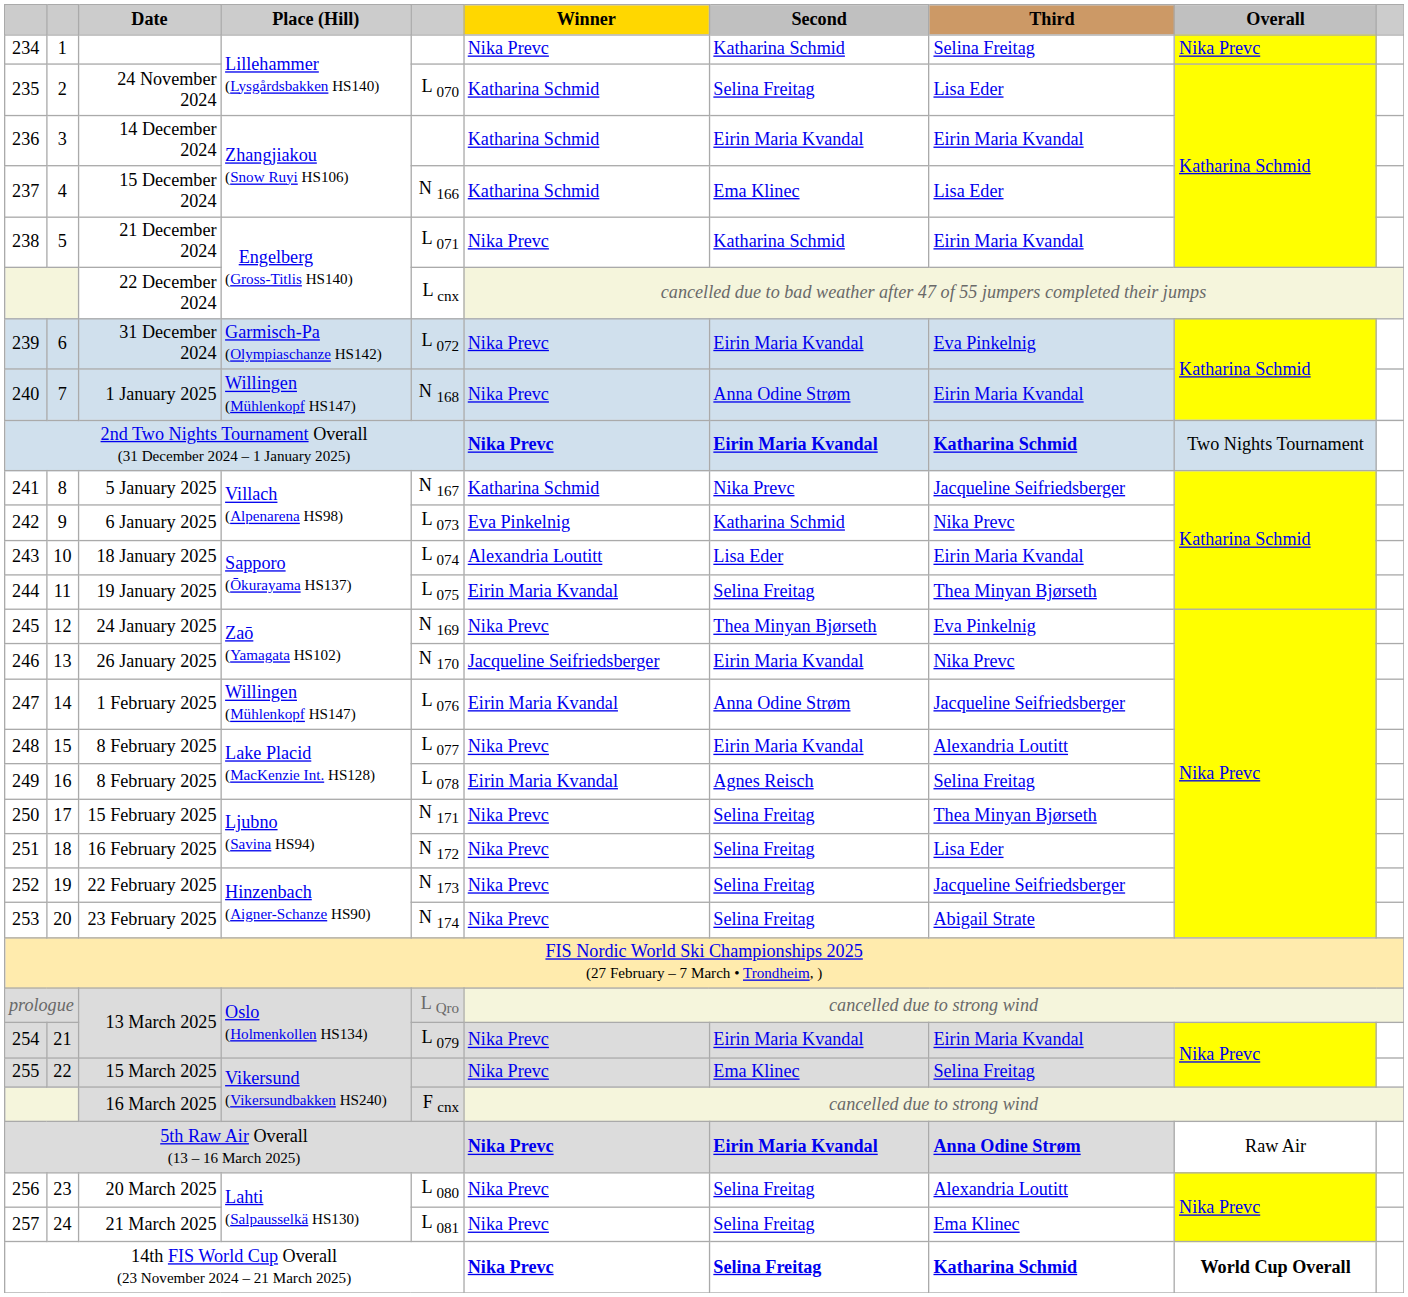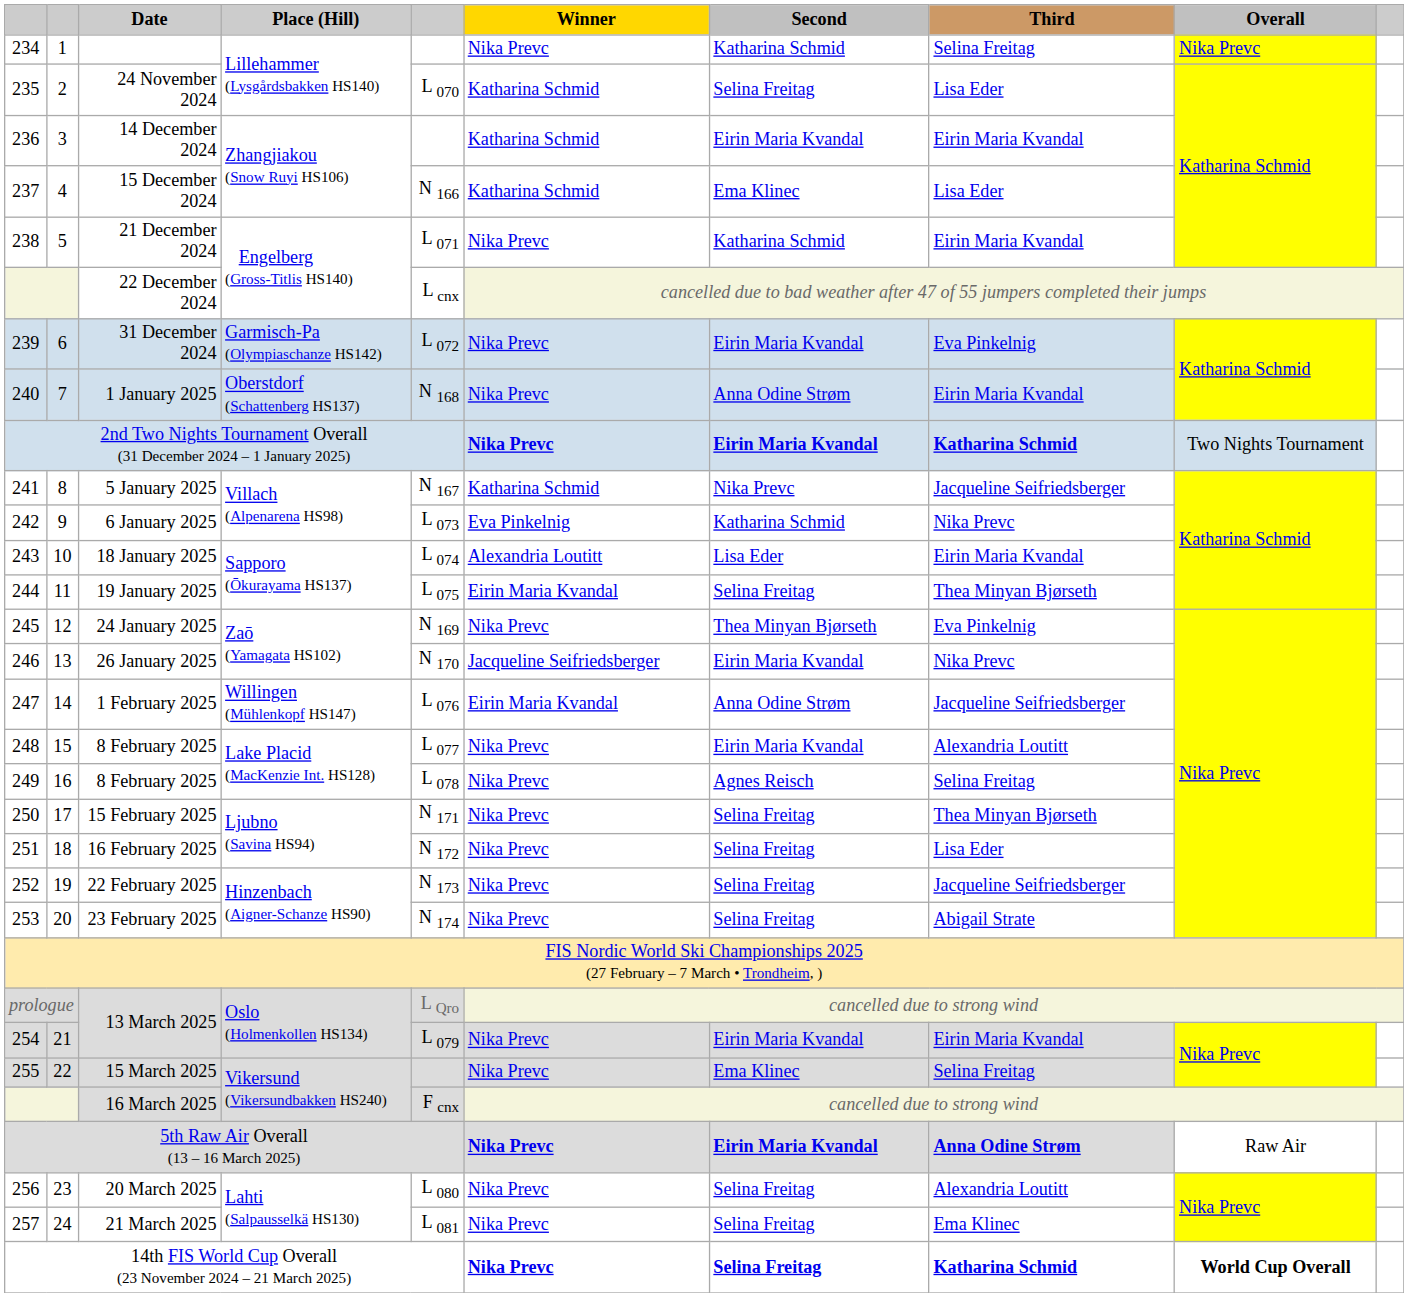(290, 393) Willingen (Mühlenkopf HS147) -> (292, 393) Oberstdorf (Schattenberg HS137)
(543, 780) Eirin Maria Kvandal -> (508, 780) Nika Prevc
